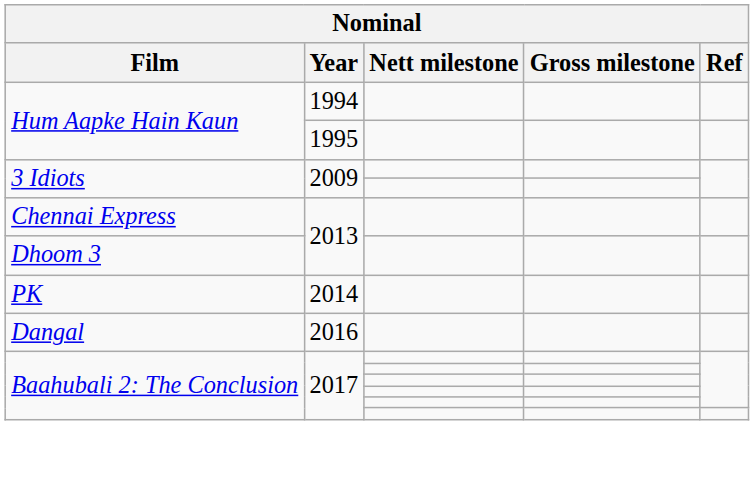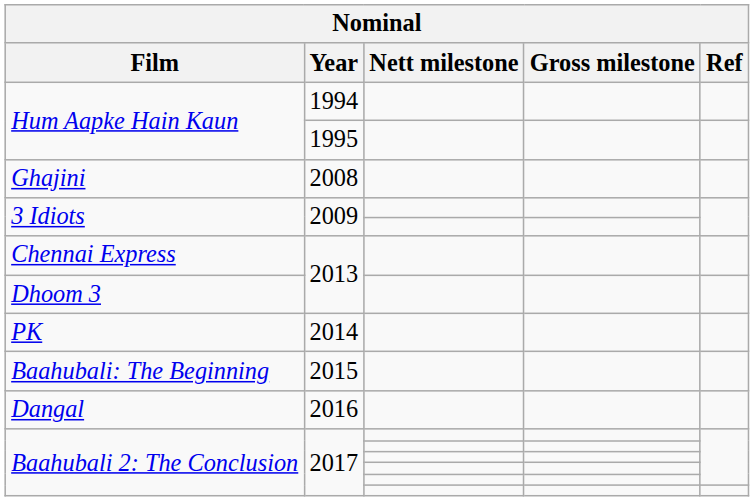+ row: (48, 178)
+ row: (140, 370)
